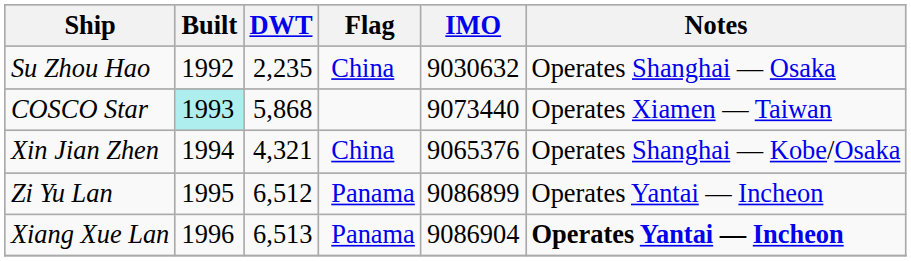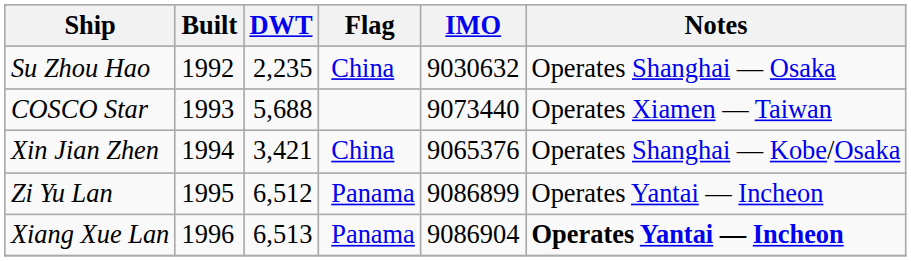(208, 109) paleturquoise background -> (208, 109) no background
(283, 109) 5,868 -> (283, 109) 5,688
(283, 151) 4,321 -> (283, 151) 3,421
